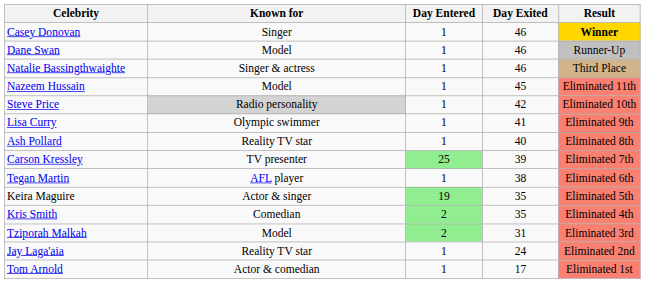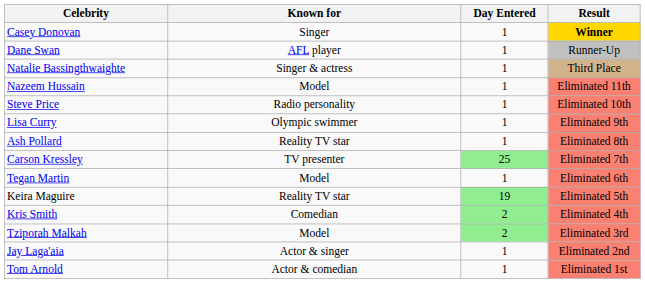- column: (520, 13)
(277, 50) Model -> (314, 50) AFL player
(277, 104) lightgrey background -> (314, 104) no background
(277, 178) AFL player -> (314, 178) Model
(277, 196) Actor & singer -> (314, 196) Reality TV star
(277, 251) Reality TV star -> (314, 251) Actor & singer
